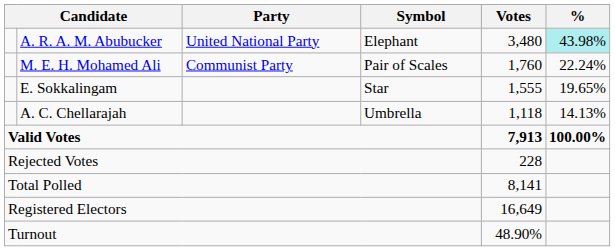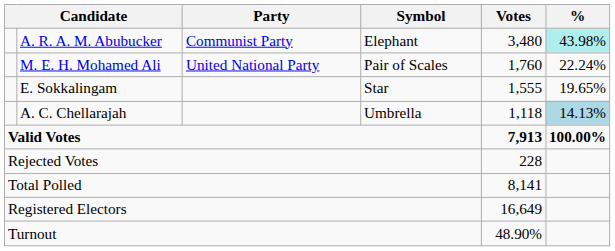(253, 40) United National Party -> (239, 40) Communist Party
(239, 64) Communist Party -> (253, 64) United National Party
(583, 112) no background -> (583, 112) lightblue background
